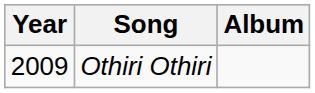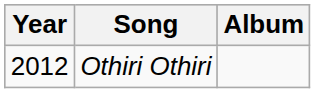(40, 66) 2009 -> (40, 66) 2012
